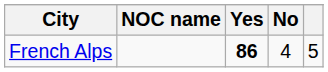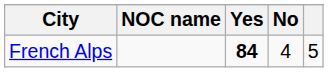(247, 50) 86 -> (247, 50) 84
